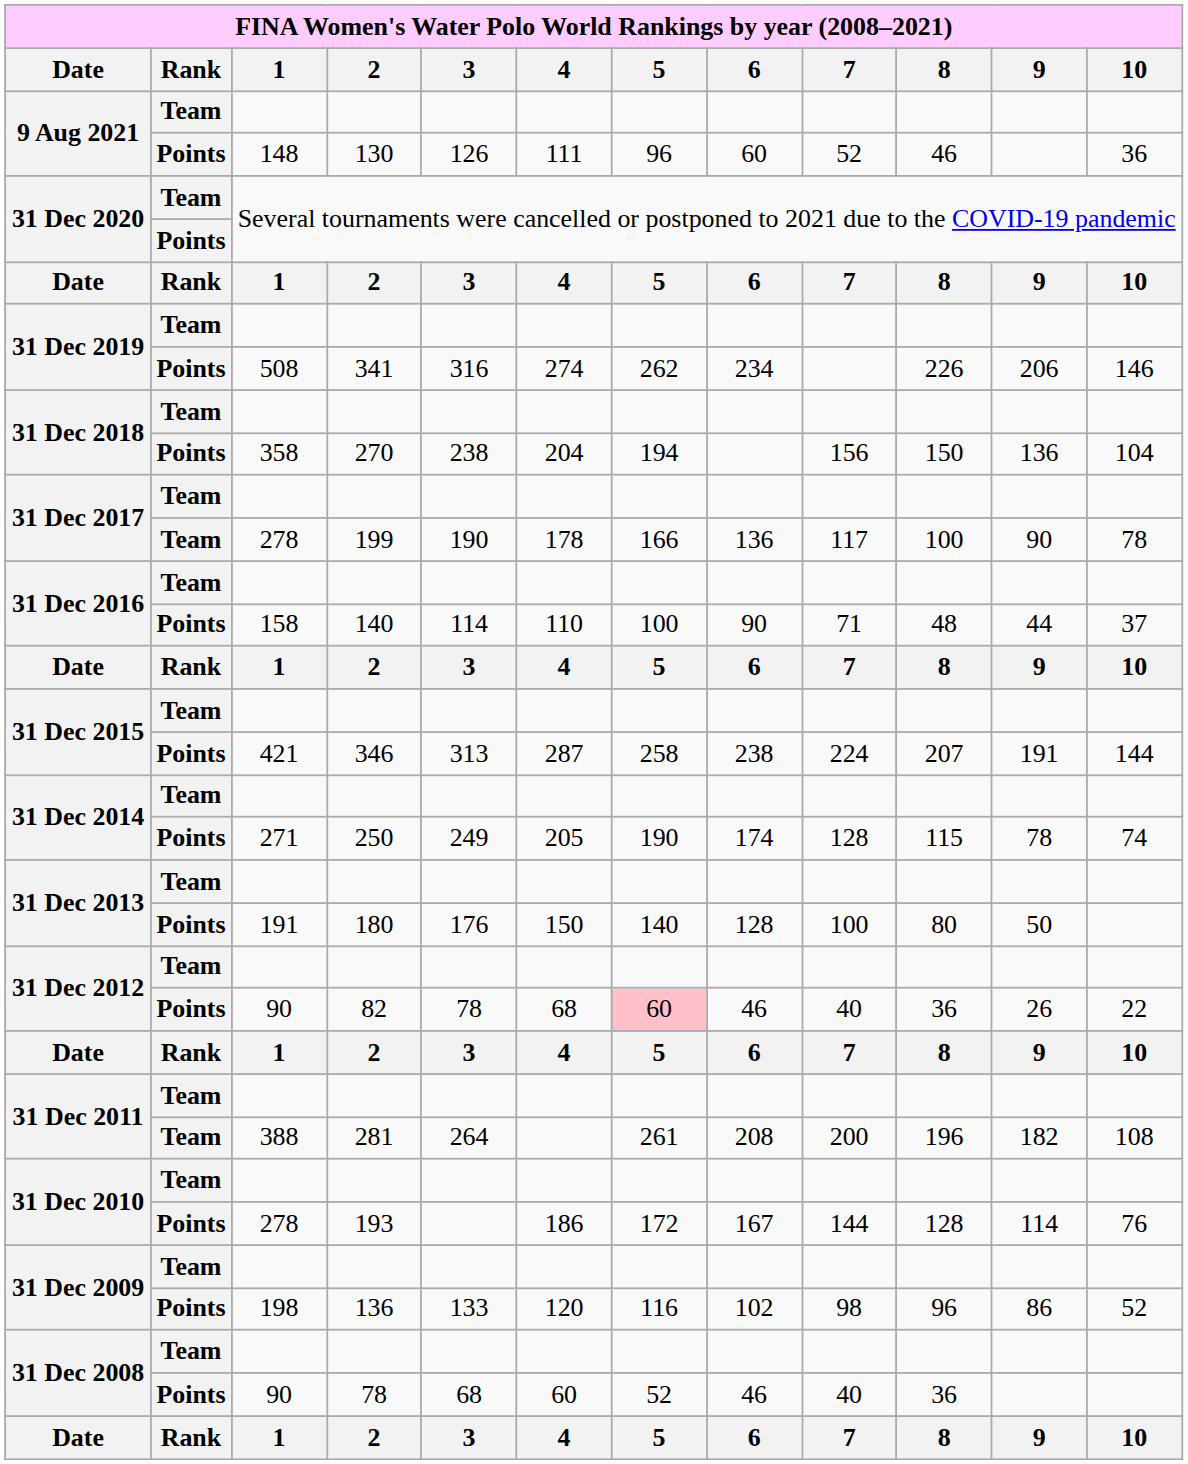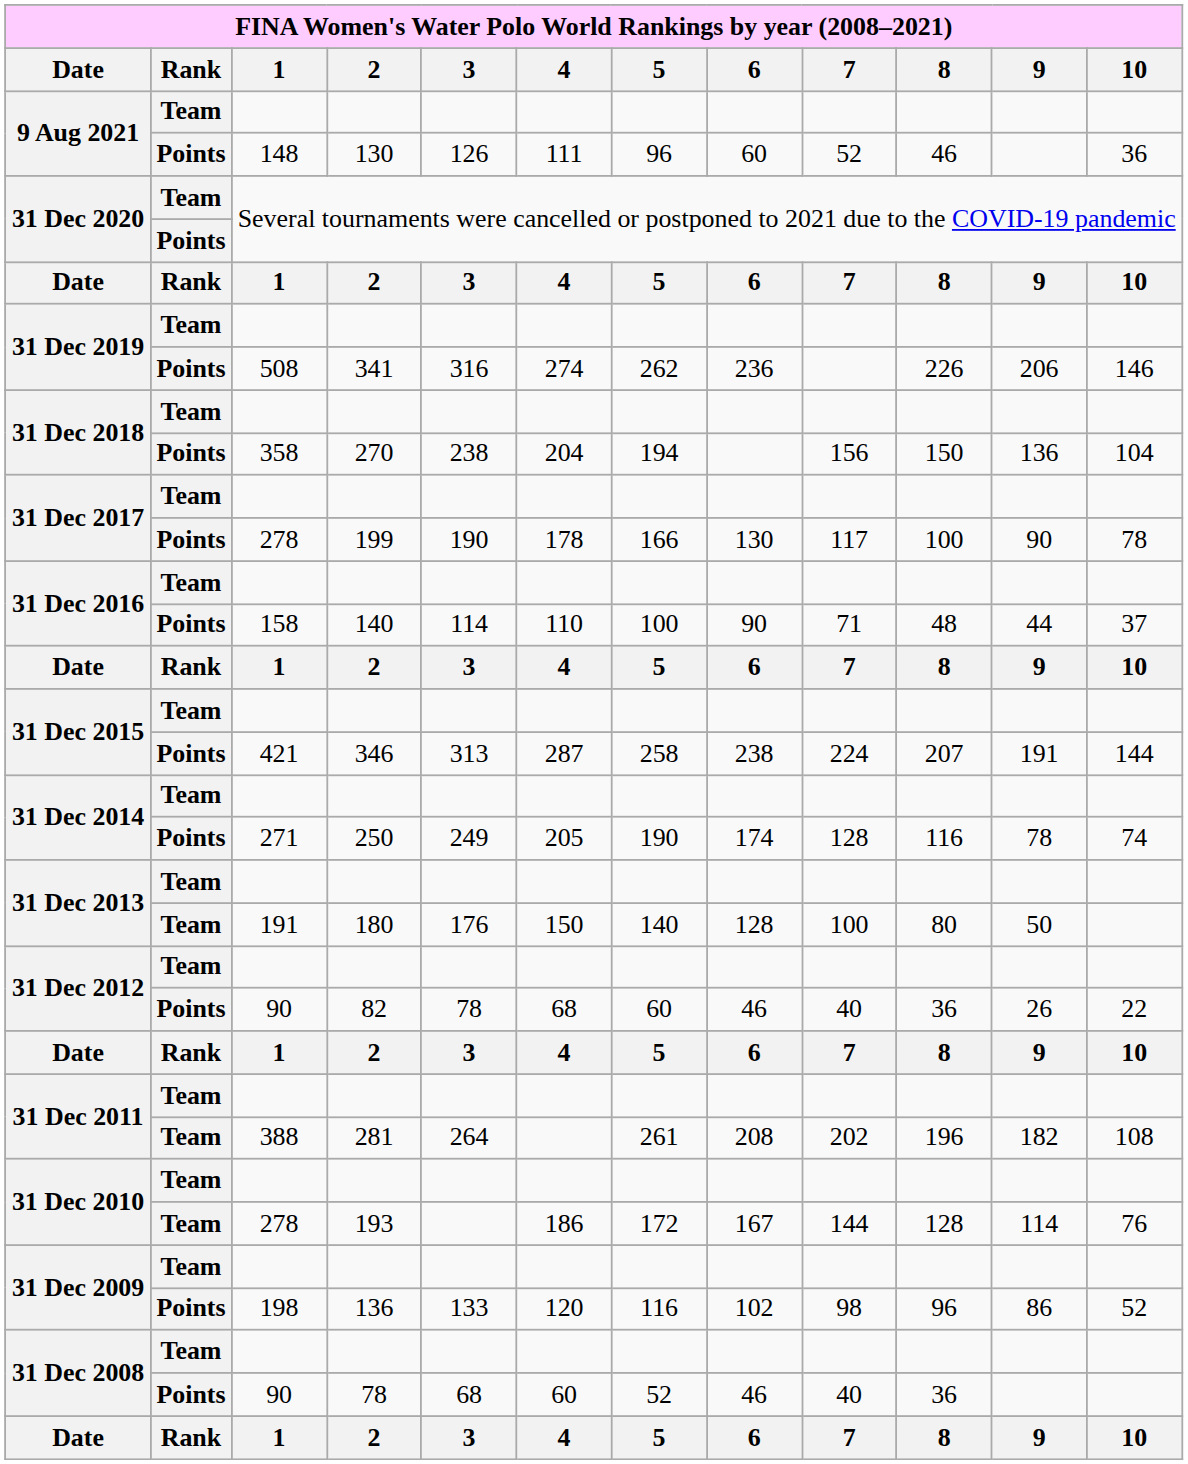(754, 368) 234 -> (754, 368) 236
(191, 539) Team -> (191, 539) Points
(754, 539) 136 -> (754, 539) 130
(944, 838) 115 -> (944, 838) 116
(191, 924) Points -> (191, 924) Team
(659, 1009) pink background -> (659, 1009) no background
(849, 1137) 200 -> (849, 1137) 202
(191, 1223) Points -> (191, 1223) Team
